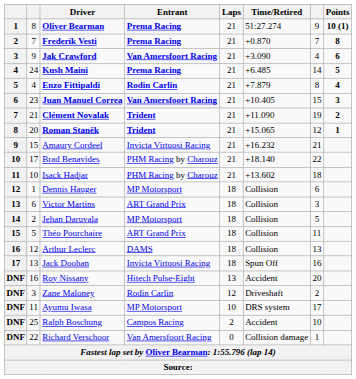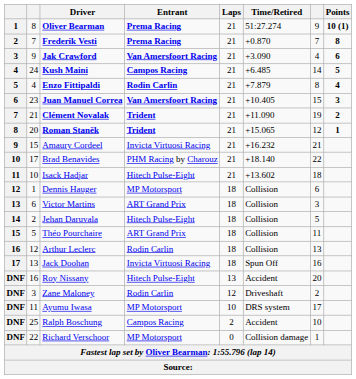(154, 70) Prema Racing -> (157, 70) Campos Racing
(172, 174) PHM Racing by Charouz -> (161, 174) Hitech Pulse-Eight
(154, 218) MP Motorsport -> (161, 218) Hitech Pulse-Eight
(140, 248) DAMS -> (150, 248) Rodin Carlin
(169, 337) Van Amersfoort Racing -> (154, 337) MP Motorsport
